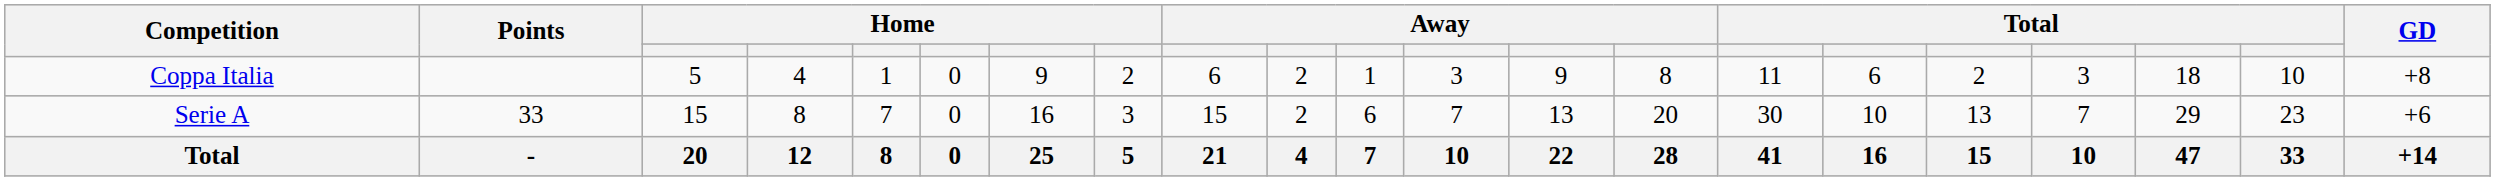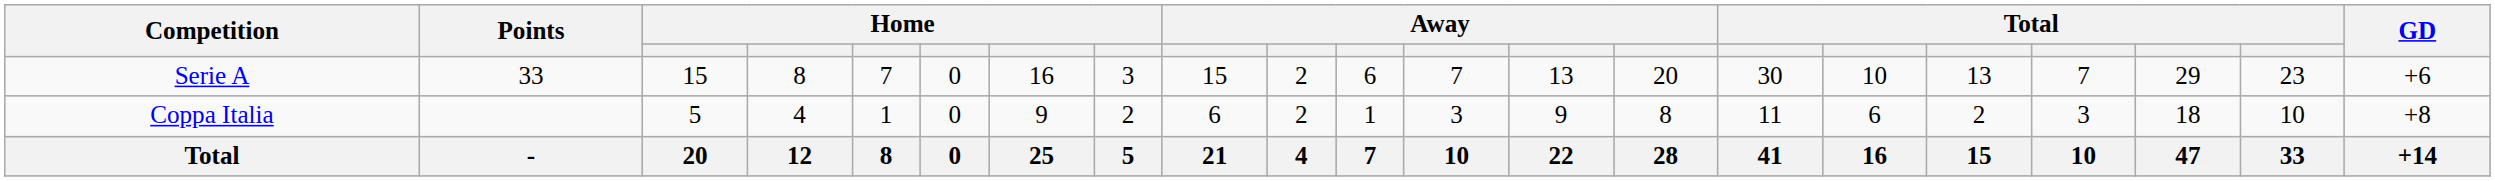rows swapped: (212, 115) <-> (212, 75)
